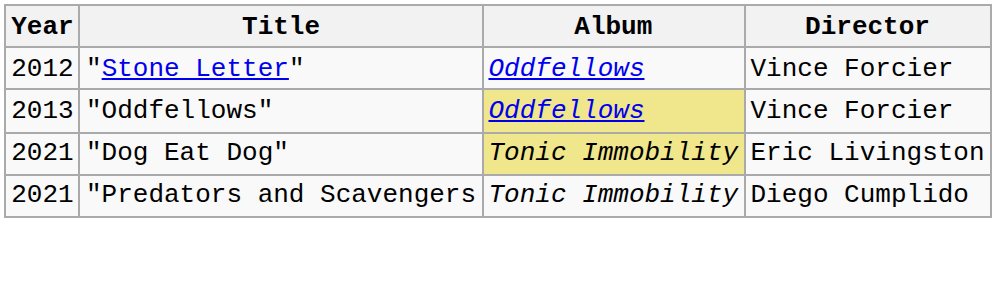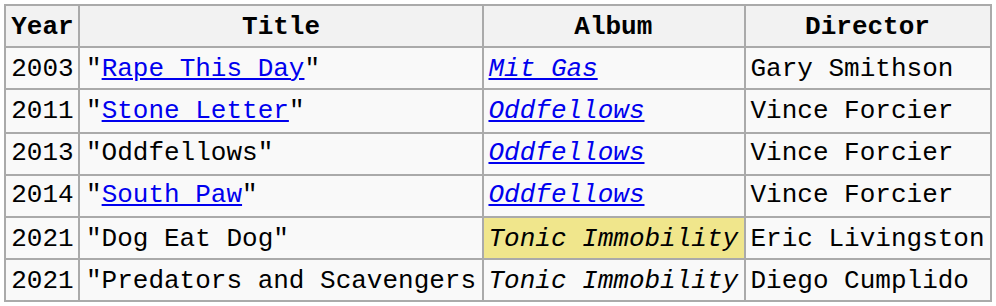+ row: (203, 69)
(42, 69) 2012 -> (42, 111) 2011
(566, 111) khaki background -> (566, 153) no background
+ row: (172, 196)
